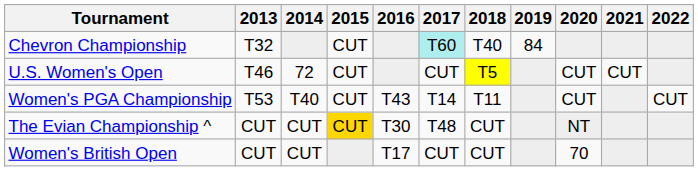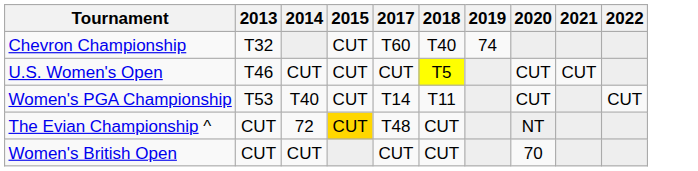- column: (396, 18)
(442, 45) paleturquoise background -> (396, 45) no background
(533, 45) 84 -> (487, 45) 74
(304, 72) 72 -> (304, 72) CUT
(304, 126) CUT -> (304, 126) 72
